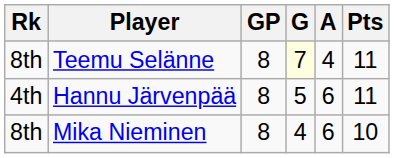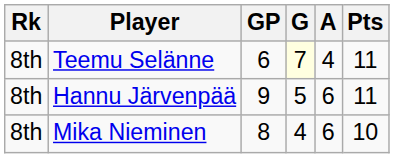(264, 59) 8 -> (264, 59) 6
(26, 96) 4th -> (26, 96) 8th
(264, 96) 8 -> (264, 96) 9
